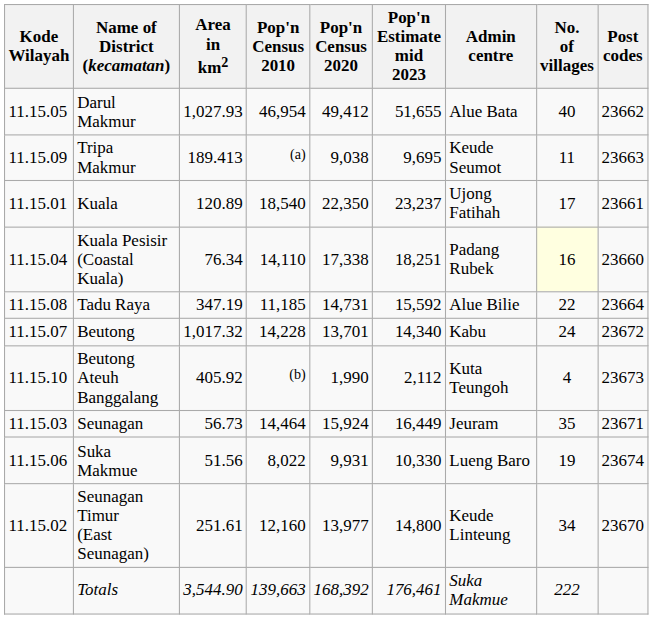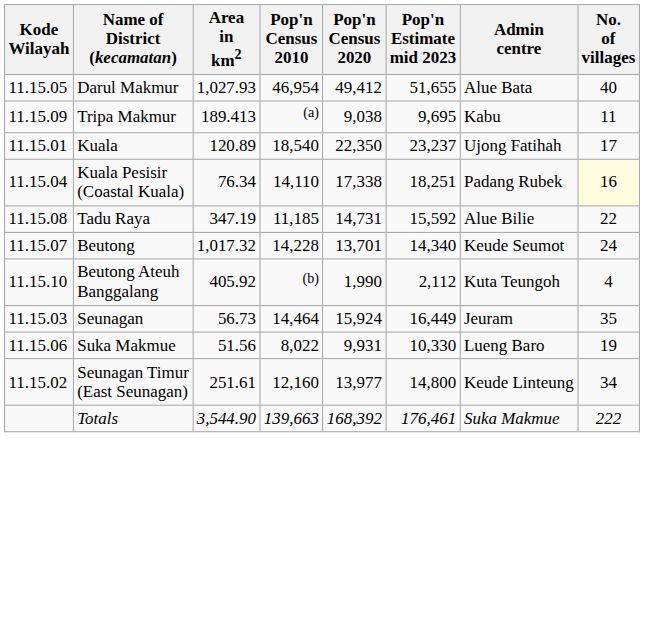- column: (623, 46)
(475, 157) Keude Seumot -> (482, 116) Kabu
(468, 331) Kabu -> (514, 245) Keude Seumot
